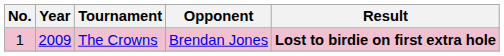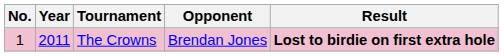(55, 40) 2009 -> (54, 40) 2011
